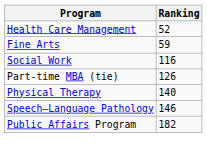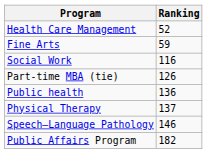+ row: (45, 93)
(167, 93) 140 -> (167, 108) 137
